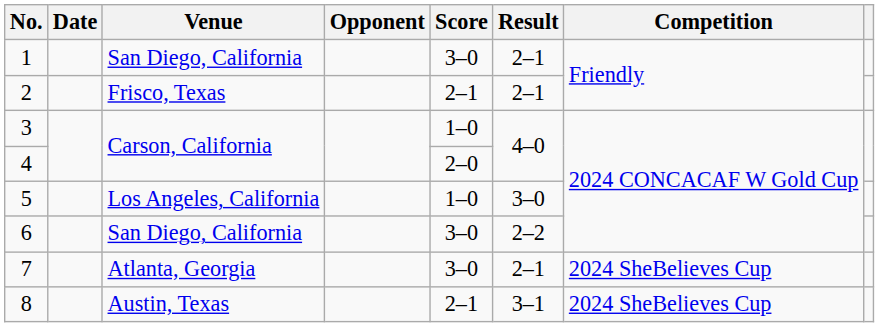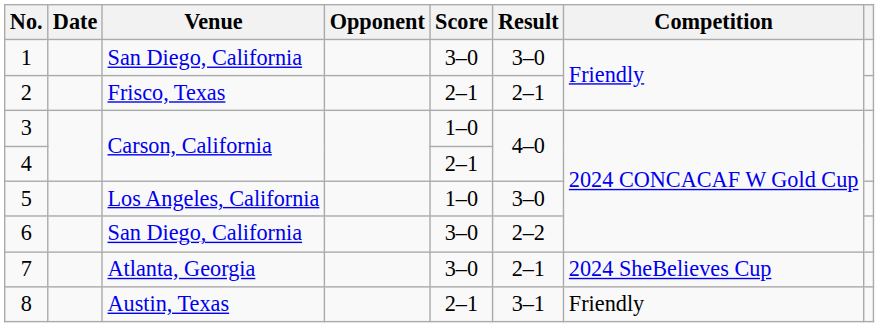(528, 57) 2–1 -> (528, 57) 3–0
(461, 163) 2–0 -> (461, 163) 2–1
(670, 304) 2024 SheBelieves Cup -> (607, 304) Friendly
